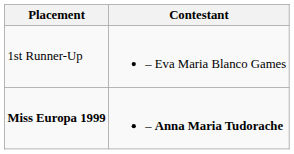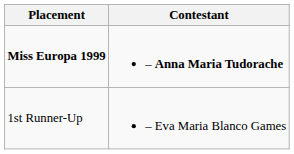rows swapped: (57, 118) <-> (45, 56)
